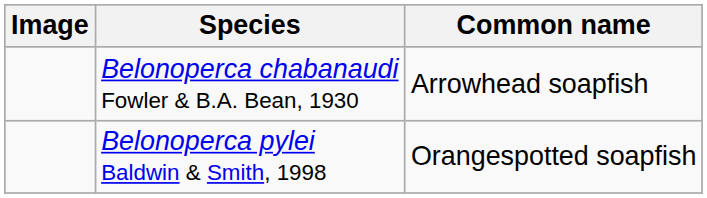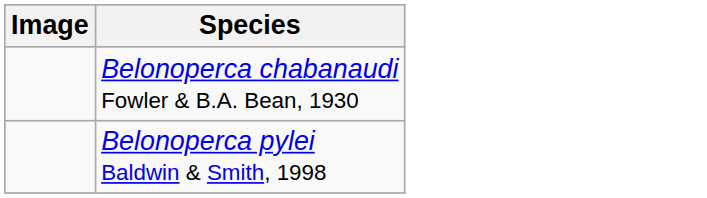- column: (554, 25)
